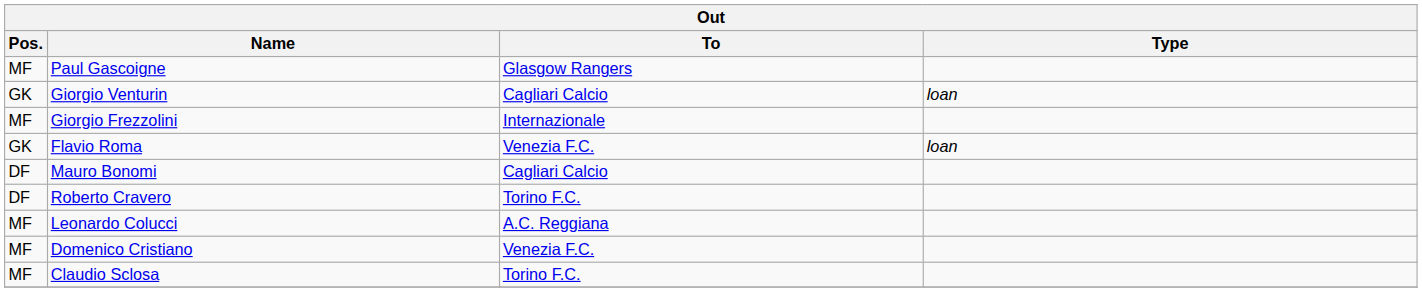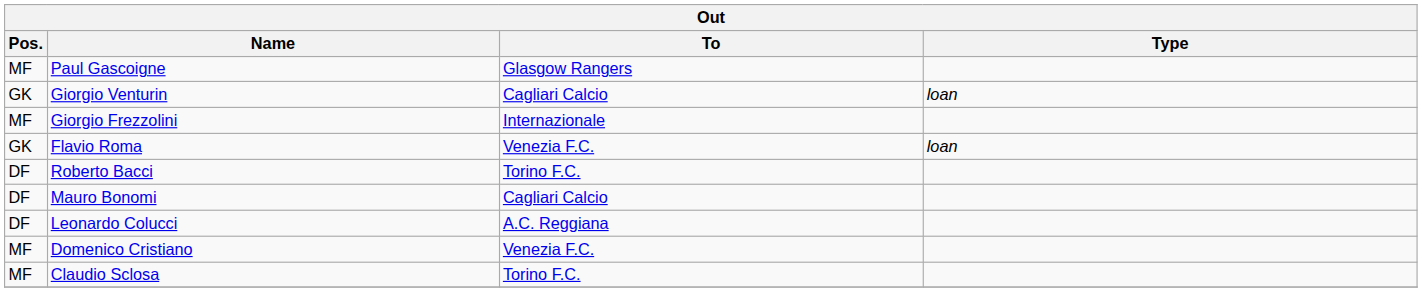+ row: (102, 172)
- row: (111, 198)
(20, 223) MF -> (19, 223) DF
